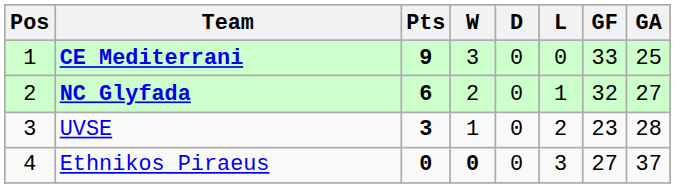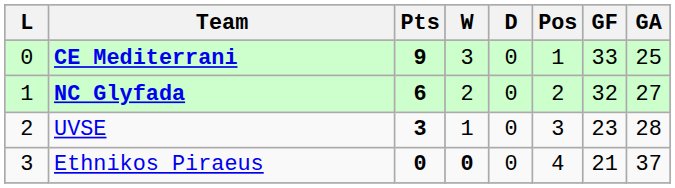columns swapped: (30, 23) <-> (561, 23)
(605, 165) 27 -> (605, 165) 21
